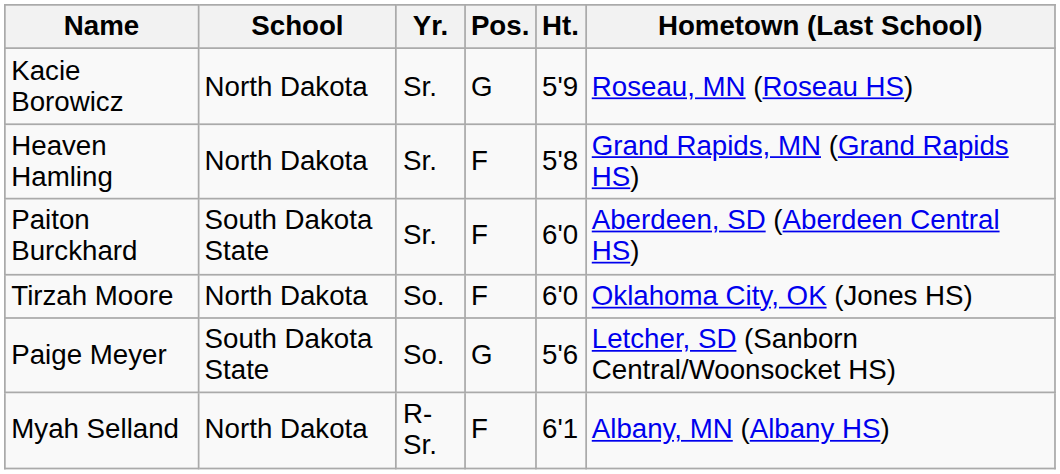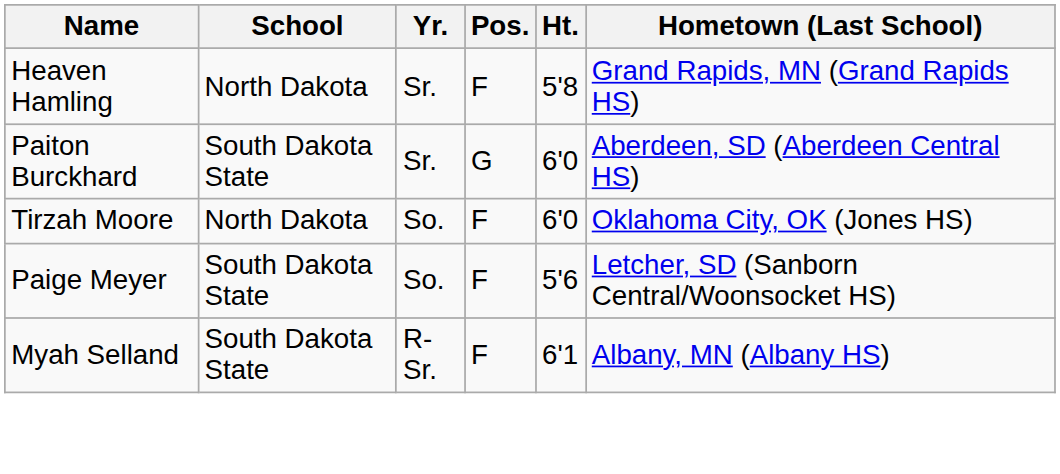- row: (67, 85)
(479, 235) F -> (482, 160) G
(482, 354) G -> (479, 279) F
(286, 429) North Dakota -> (288, 354) South Dakota State
